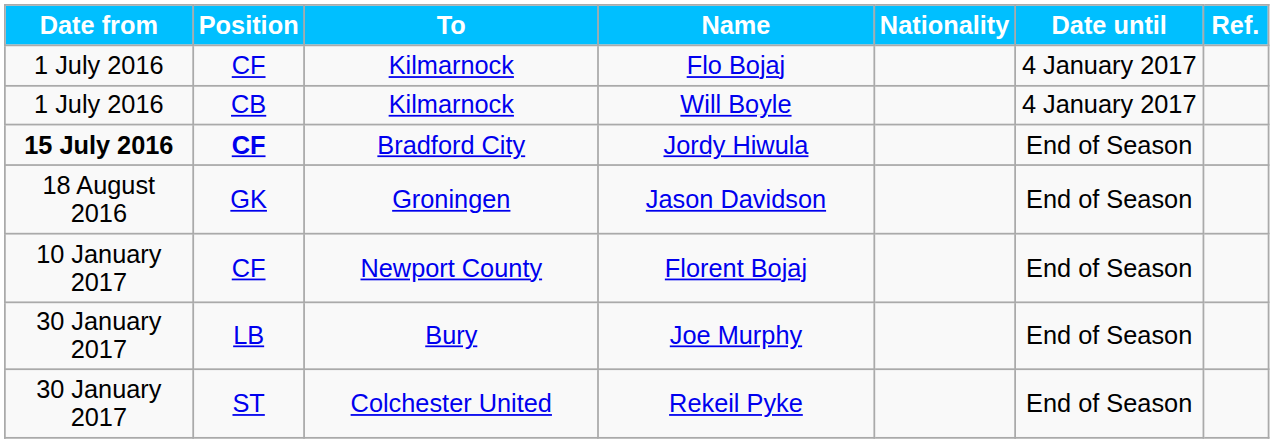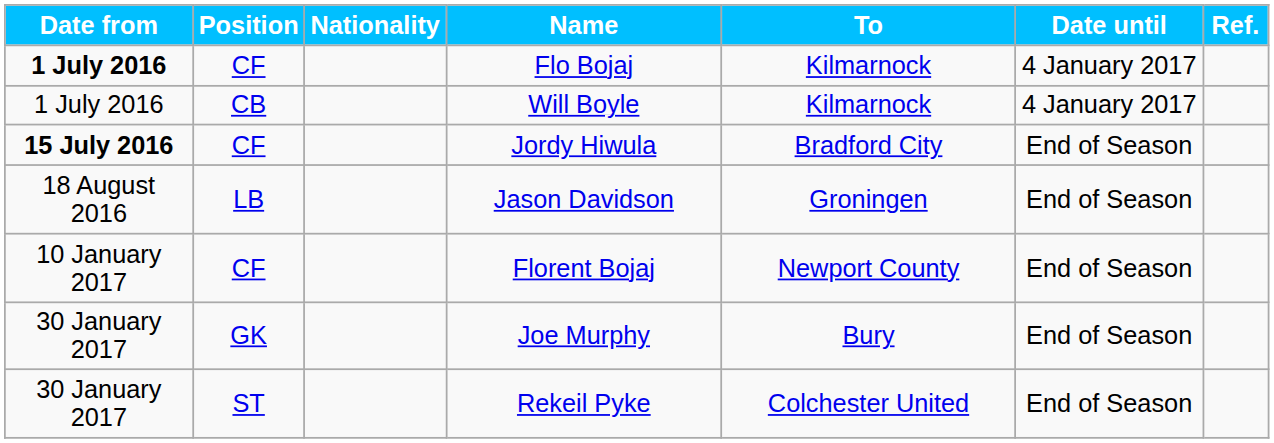columns swapped: (945, 25) <-> (451, 25)
(99, 65) normal -> (99, 65) bold
(249, 145) bold -> (249, 145) normal
(249, 200) GK -> (249, 200) LB
(249, 336) LB -> (249, 336) GK
